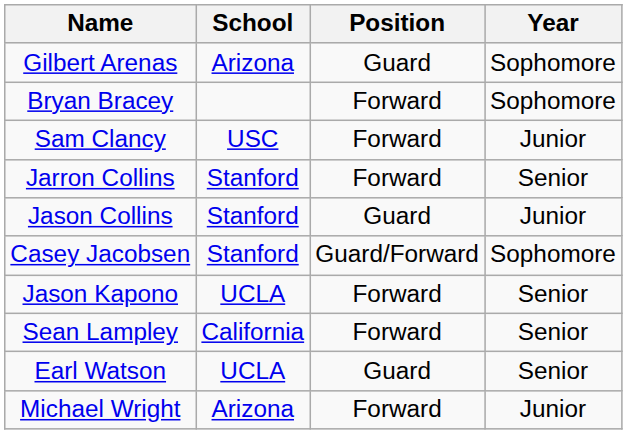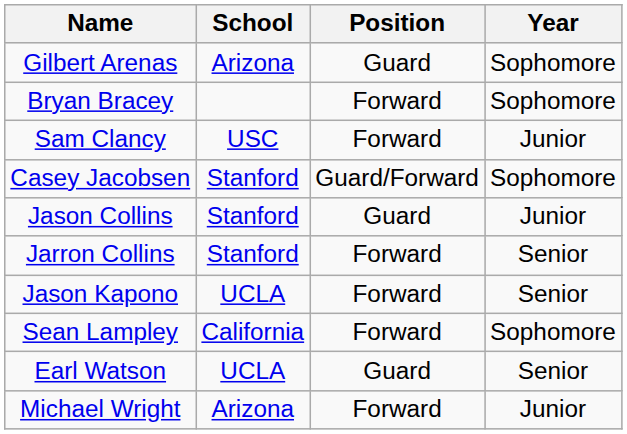rows swapped: (100, 178) <-> (100, 255)
(553, 332) Senior -> (553, 332) Sophomore
